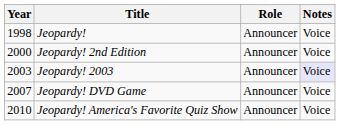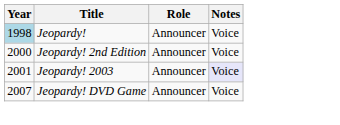(19, 33) no background -> (19, 33) lightblue background
(19, 71) 2003 -> (19, 71) 2001
- row: (137, 110)
